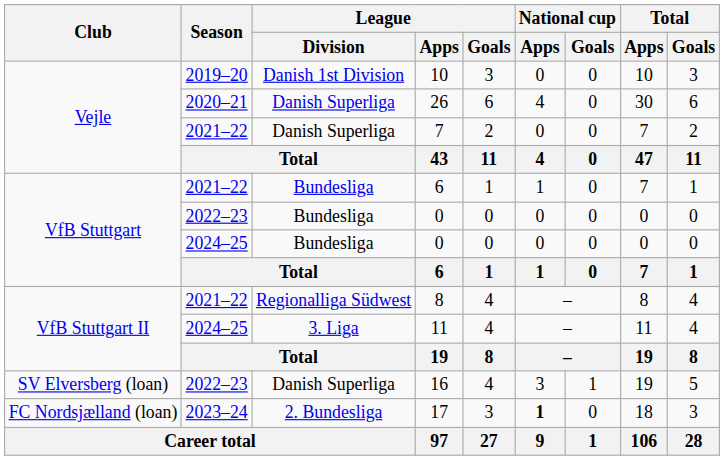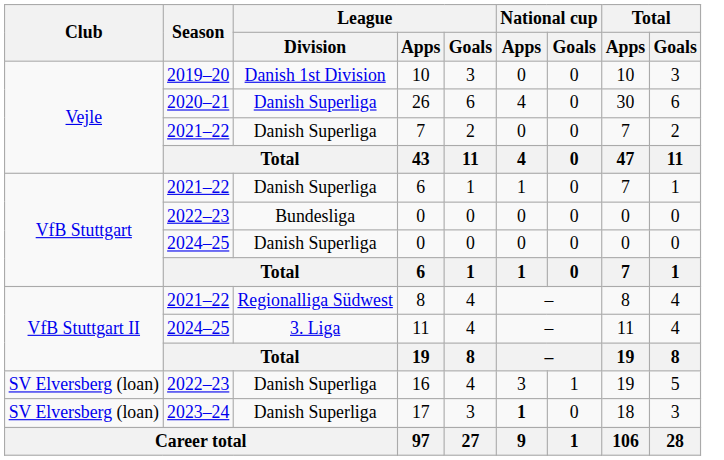(334, 187) Bundesliga -> (315, 187) Danish Superliga
(334, 243) Bundesliga -> (315, 243) Danish Superliga
(93, 412) FC Nordsjælland (loan) -> (84, 412) SV Elversberg (loan)
(334, 412) 2. Bundesliga -> (315, 412) Danish Superliga
